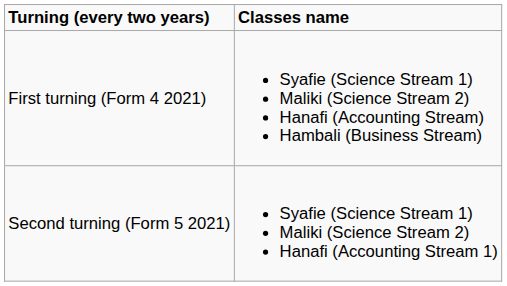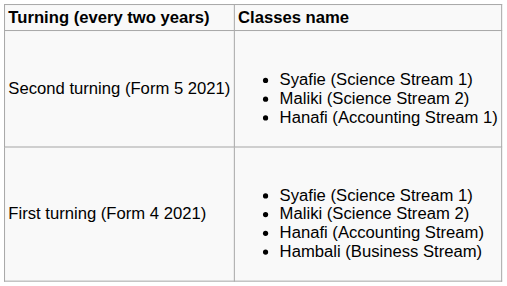rows swapped: (107, 98) <-> (119, 223)
